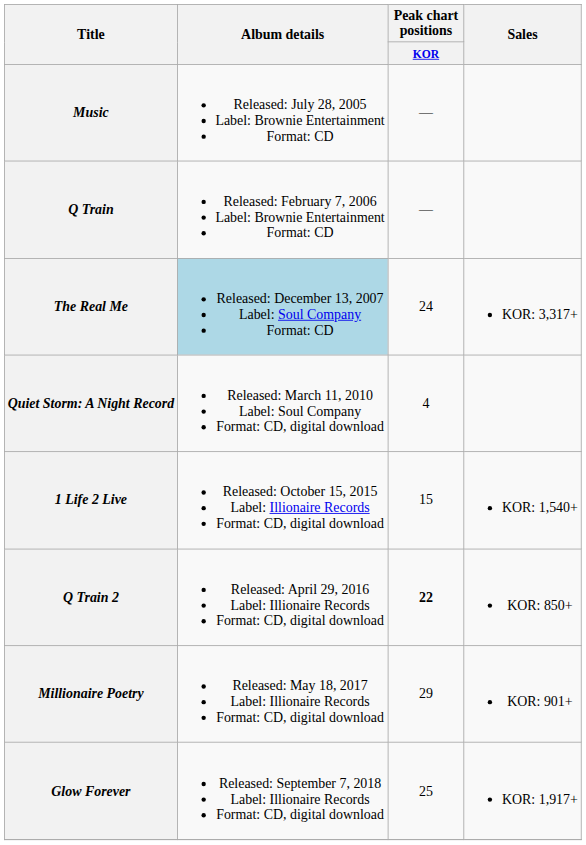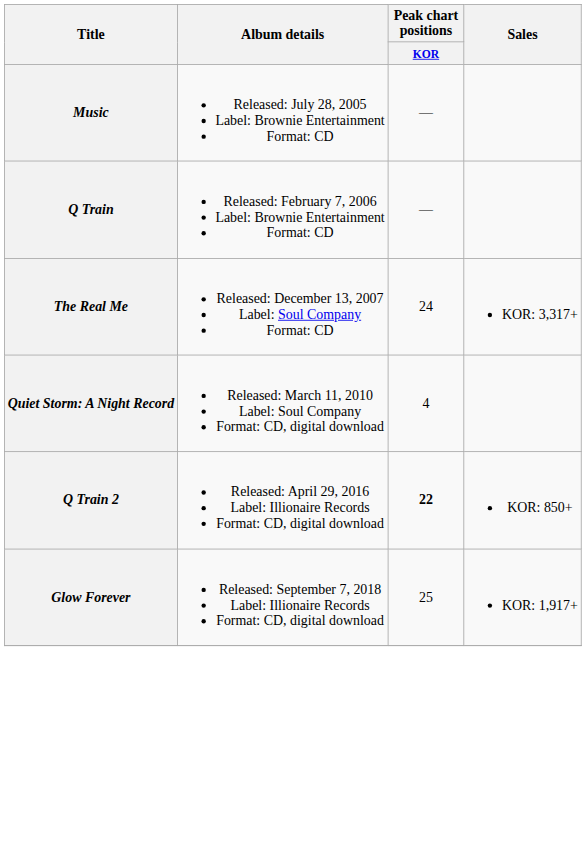(283, 314) lightblue background -> (283, 314) no background
- row: (91, 500)
- row: (91, 694)
